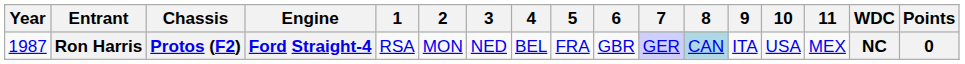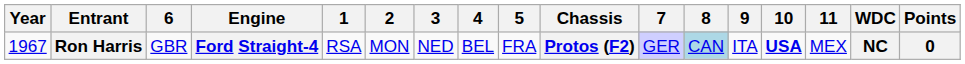columns swapped: (196, 19) <-> (616, 19)
(28, 46) 1987 -> (28, 46) 1967
(783, 46) normal -> (784, 46) bold
